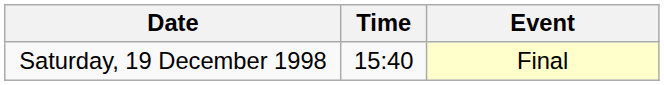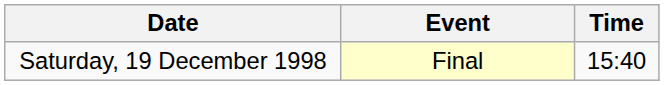columns swapped: (384, 23) <-> (543, 23)
